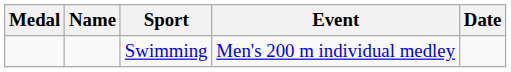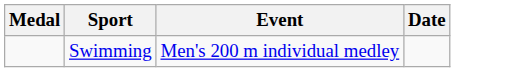- column: (93, 20)
